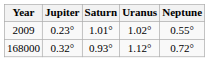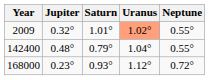(62, 30) 0.23° -> (62, 30) 0.32°
(140, 30) no background -> (140, 30) lightsalmon background
+ row: (23, 48)
(62, 48) 0.32° -> (62, 65) 0.23°
